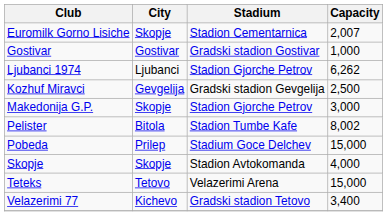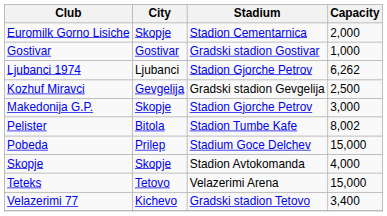(345, 32) 2,007 -> (345, 32) 2,000
